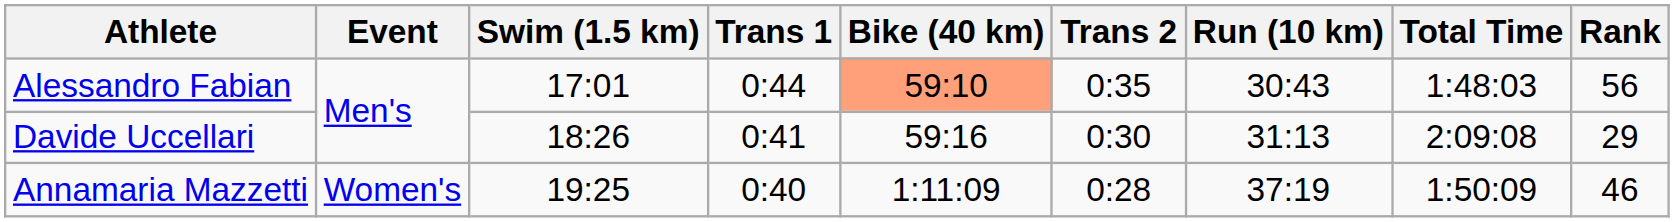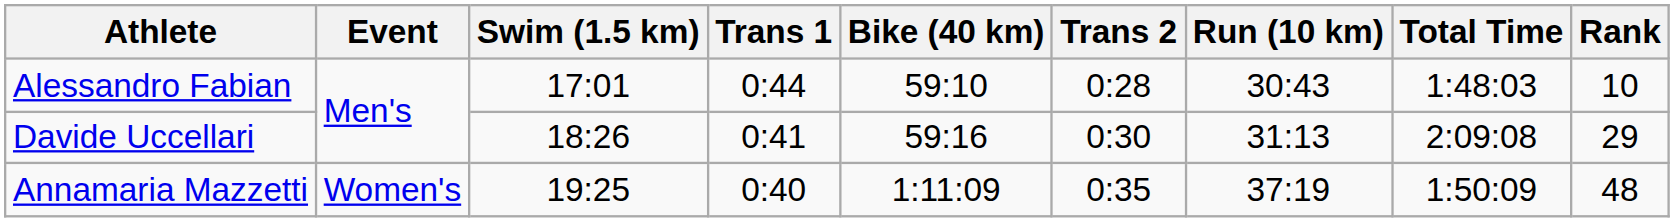(946, 85) lightsalmon background -> (946, 85) no background
(1119, 85) 0:35 -> (1119, 85) 0:28
(1620, 85) 56 -> (1620, 85) 10
(1119, 190) 0:28 -> (1119, 190) 0:35
(1620, 190) 46 -> (1620, 190) 48
